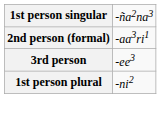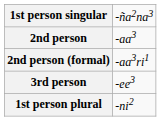+ row: (58, 37)
